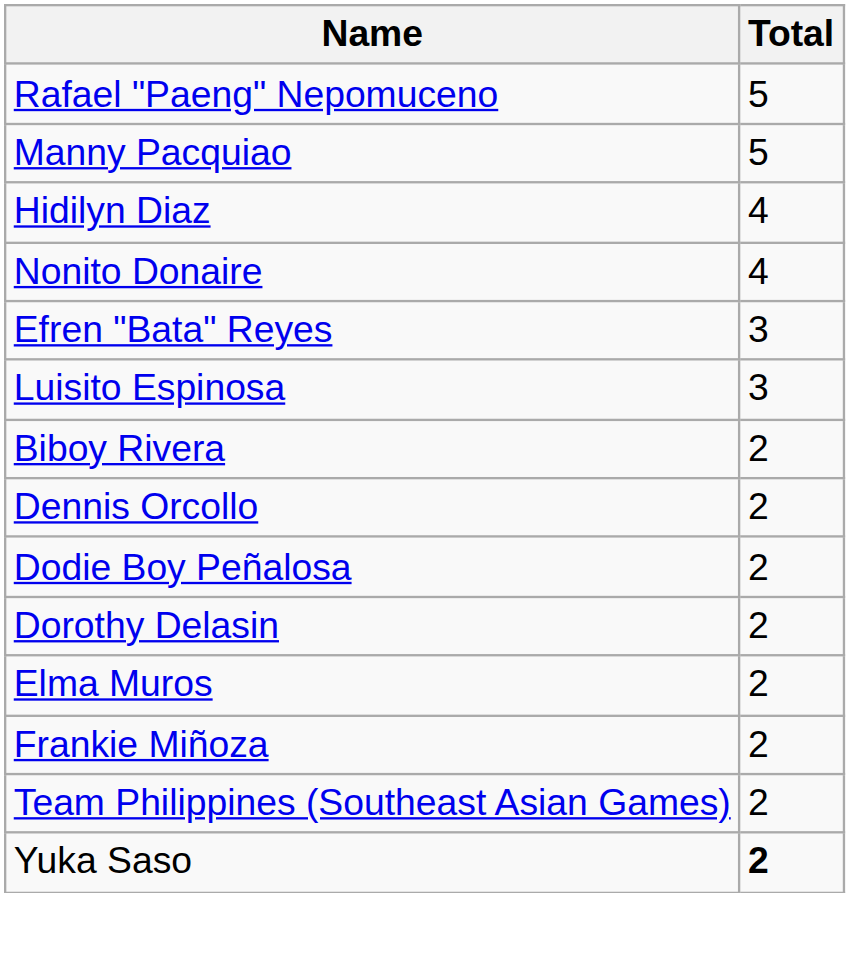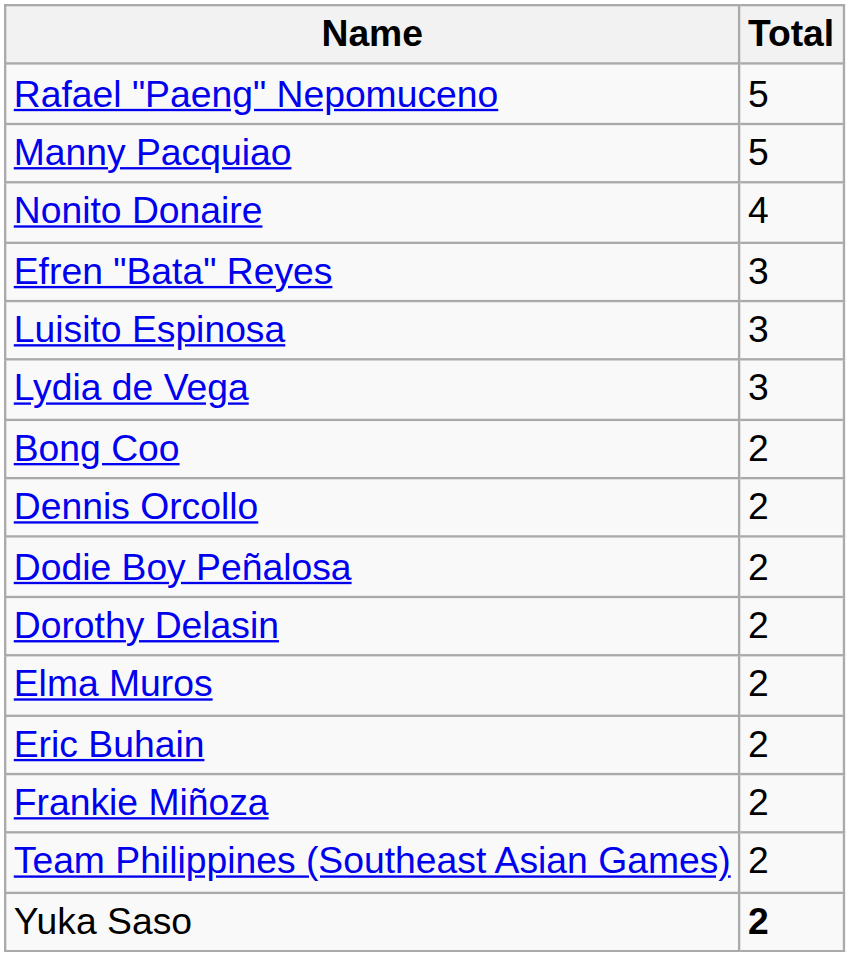- row: (112, 211)
+ row: (131, 388)
- row: (119, 447)
+ row: (97, 447)
+ row: (109, 743)
